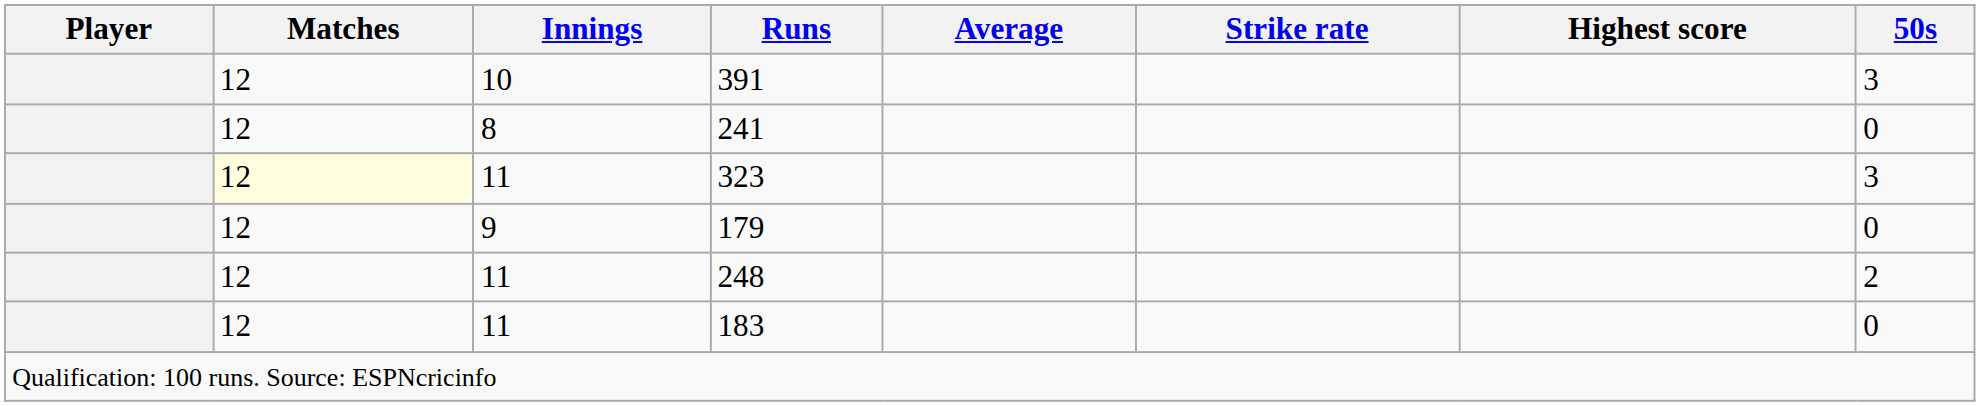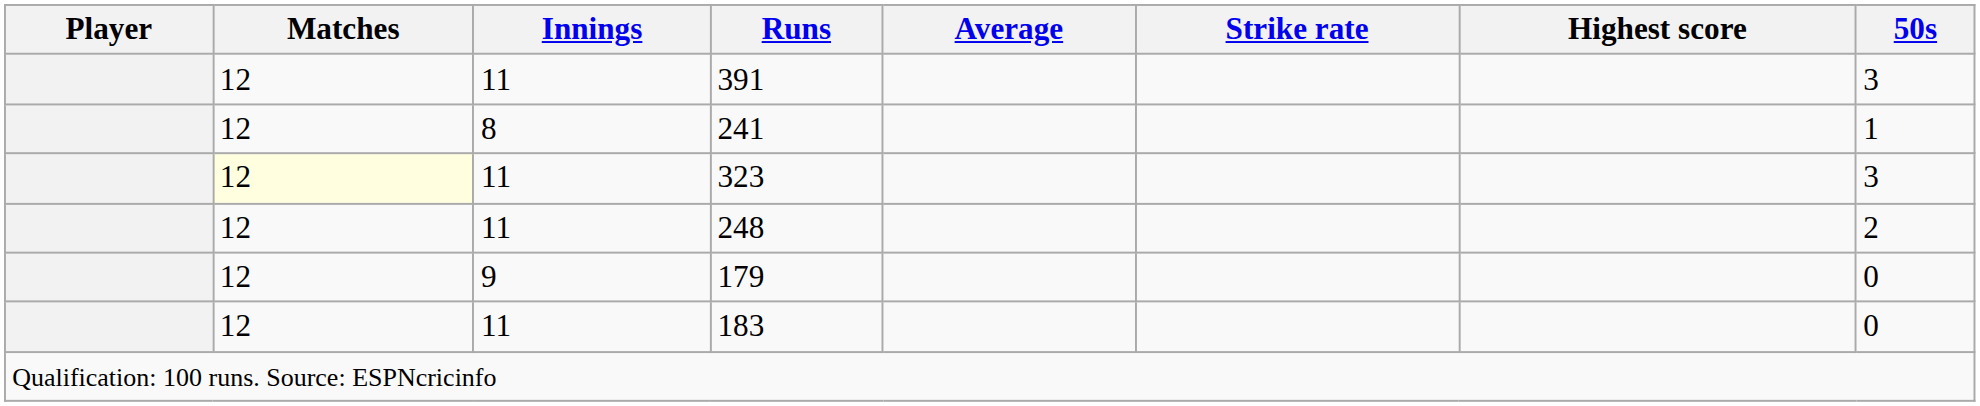(497, 78) 10 -> (496, 78) 11
(1871, 128) 0 -> (1871, 128) 1
rows swapped: (741, 276) <-> (741, 227)
